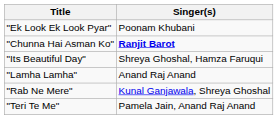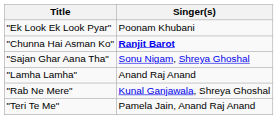+ row: (58, 59)
- row: (46, 59)
